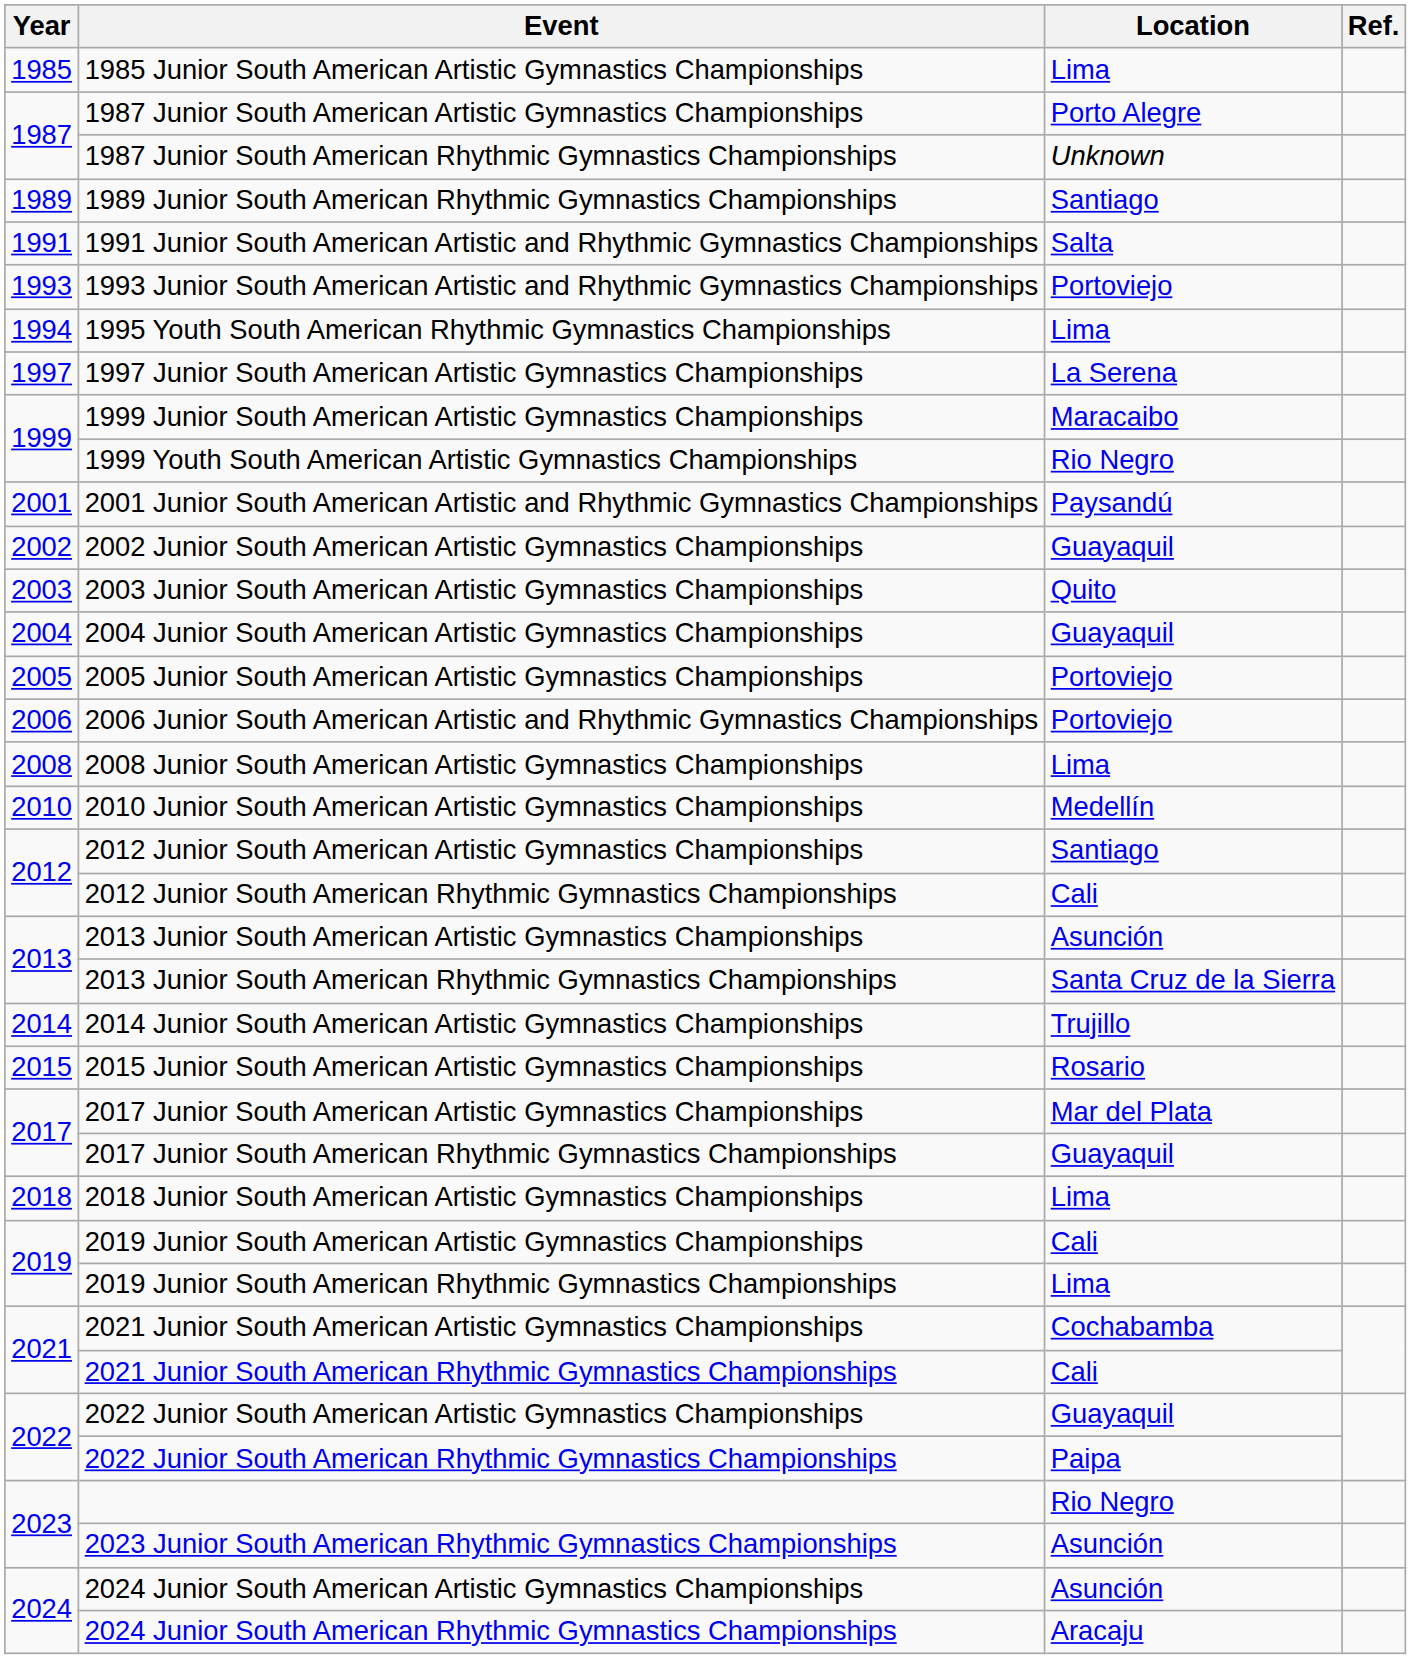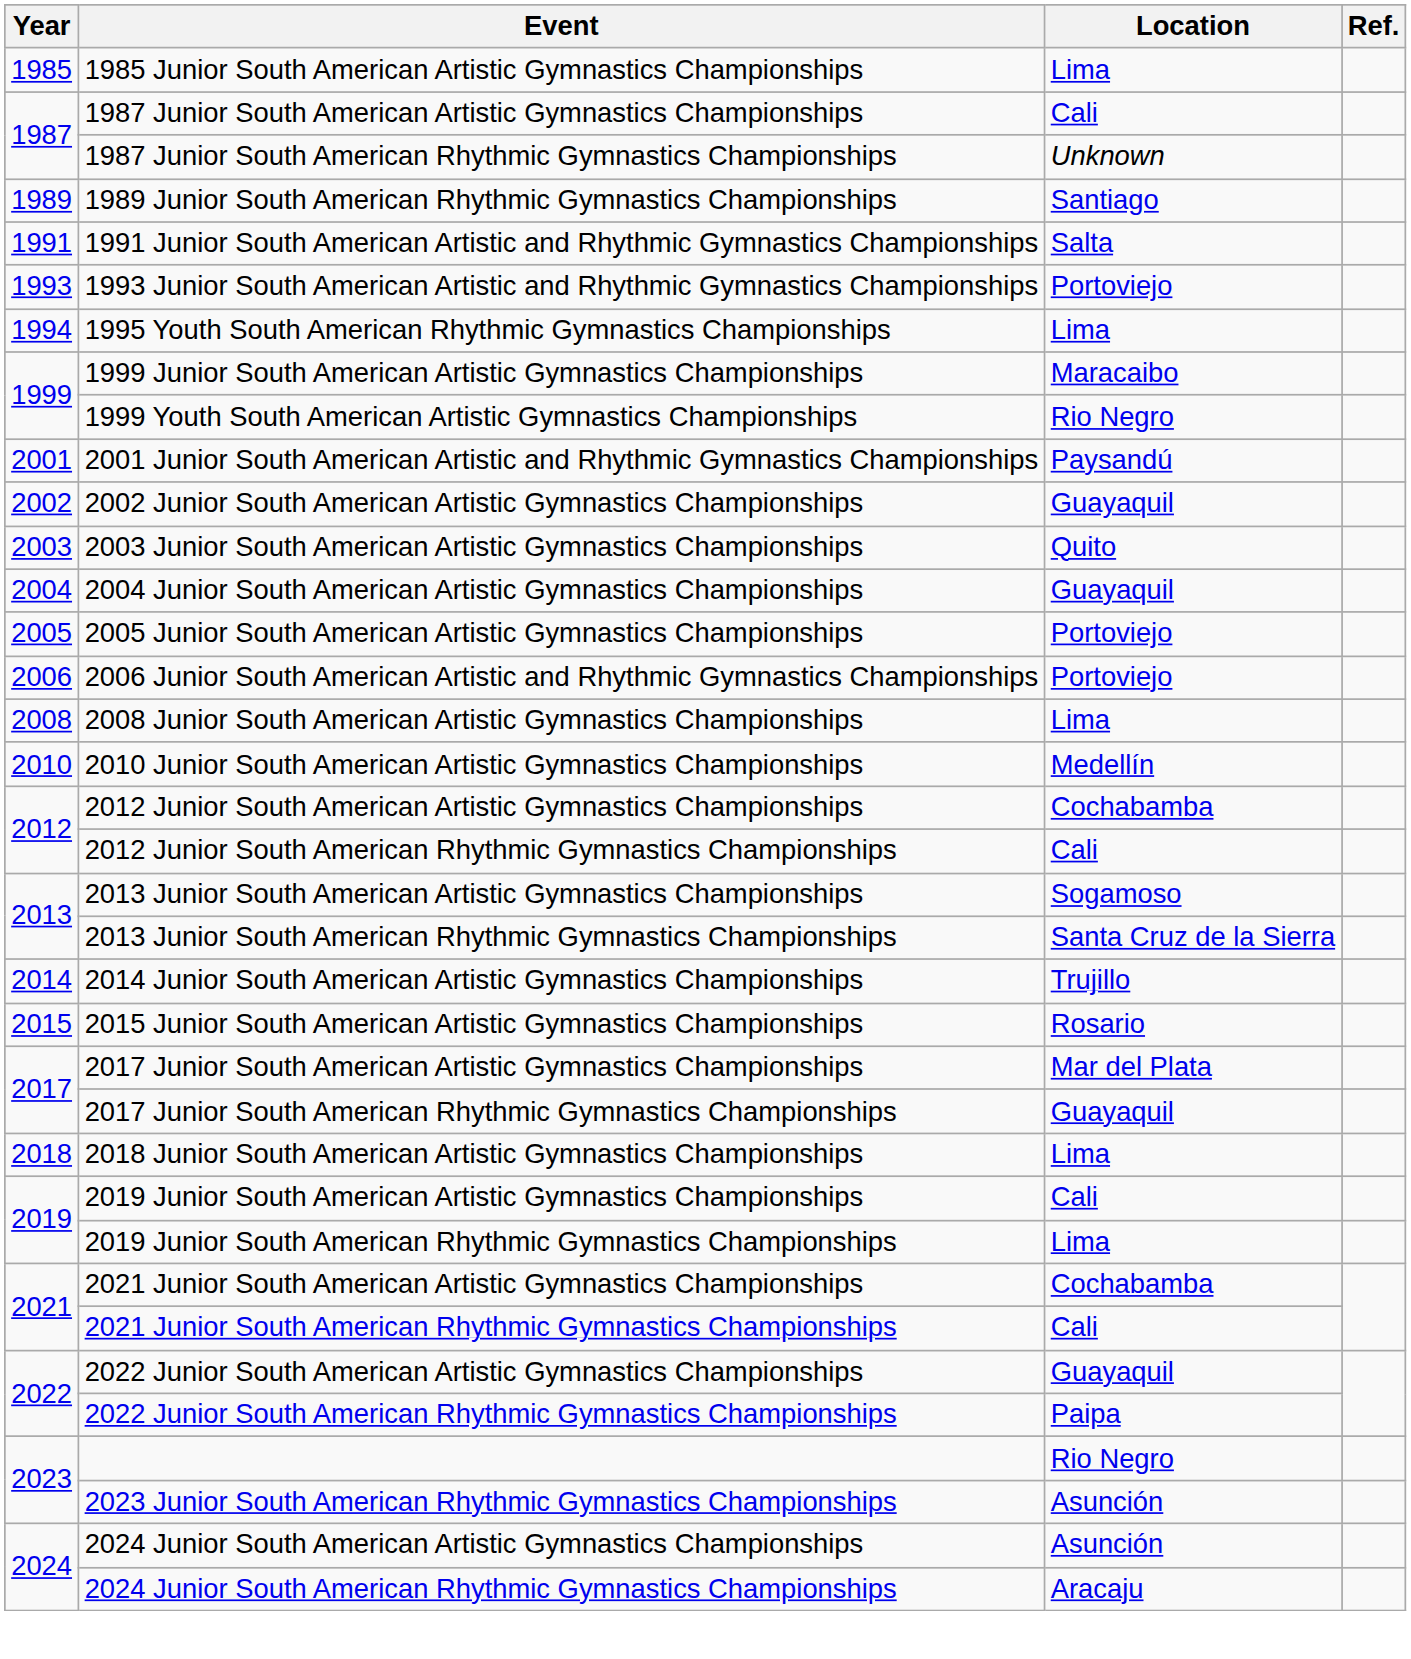(1126, 112) Porto Alegre -> (1074, 112) Cali
- row: (474, 373)
(1105, 850) Santiago -> (1132, 807) Cochabamba
(1107, 937) Asunción -> (1116, 894) Sogamoso
